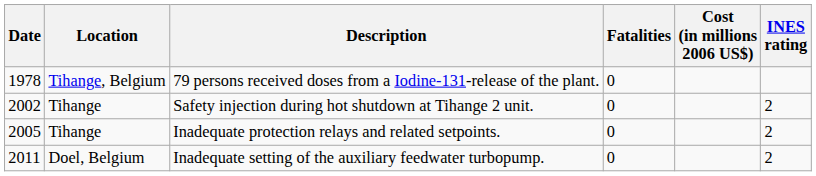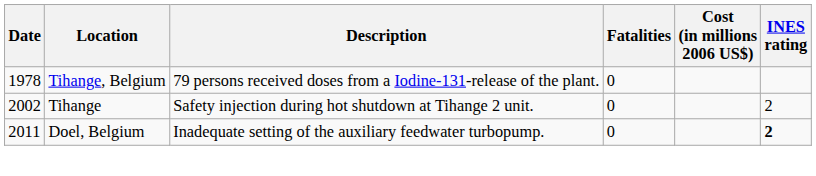- row: (337, 131)
(769, 157) normal -> (769, 131) bold
